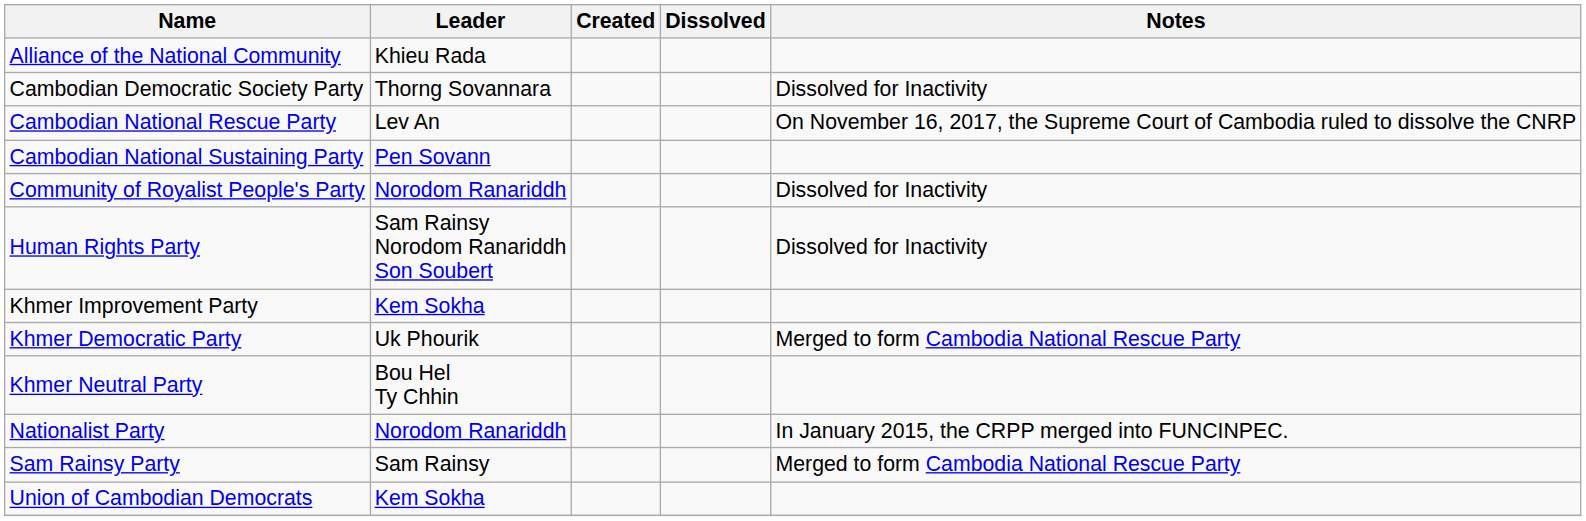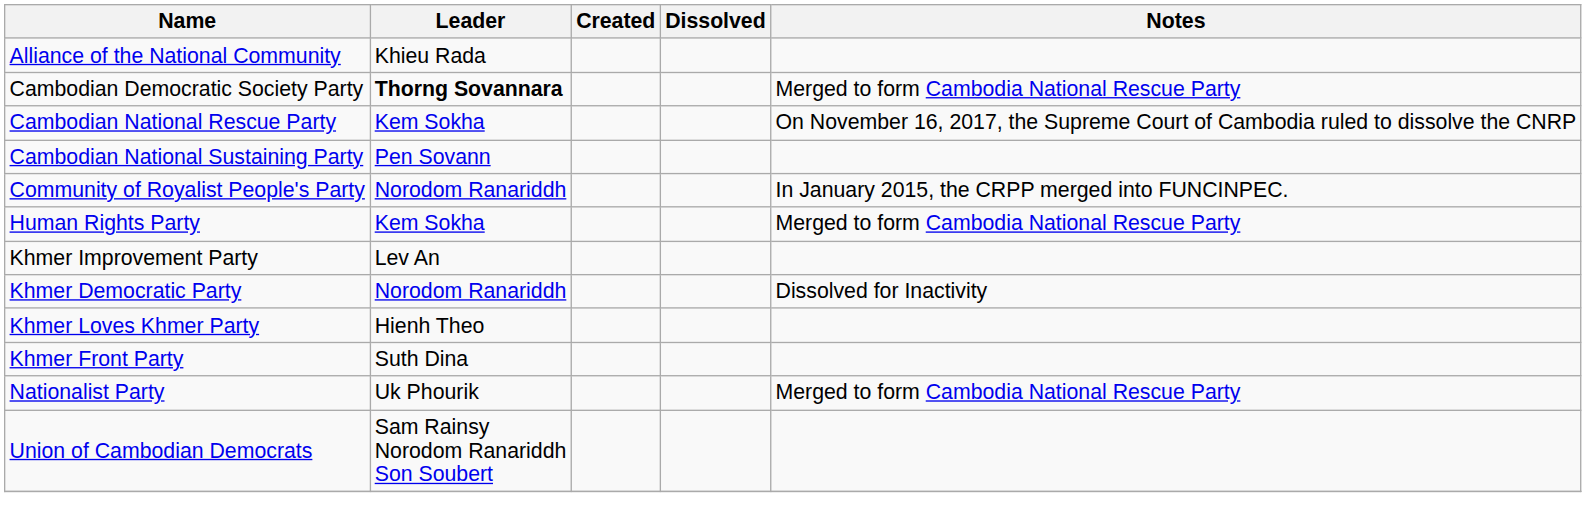(463, 88) normal -> (469, 88) bold
(881, 88) Dissolved for Inactivity -> (1008, 88) Merged to form Cambodia National Rescue Party
(407, 122) Lev An -> (430, 122) Kem Sokha
(881, 190) Dissolved for Inactivity -> (1032, 190) In January 2015, the CRPP merged into FUNCINPEC.
(471, 247) Sam Rainsy Norodom Ranariddh Son Soubert -> (430, 223) Kem Sokha
(881, 247) Dissolved for Inactivity -> (1008, 223) Merged to form Cambodia National Rescue Party
(430, 305) Kem Sokha -> (407, 257) Lev An
(427, 339) Uk Phourik -> (471, 291) Norodom Ranariddh
(1008, 339) Merged to form Cambodia National Rescue Party -> (881, 291) Dissolved for Inactivity
+ row: (134, 325)
+ row: (96, 358)
- row: (106, 384)
(471, 430) Norodom Ranariddh -> (427, 392) Uk Phourik
(1032, 430) In January 2015, the CRPP merged into FUNCINPEC. -> (1008, 392) Merged to form Cambodia National Rescue Party
- row: (95, 464)
(430, 498) Kem Sokha -> (471, 450) Sam Rainsy Norodom Ranariddh Son Soubert
